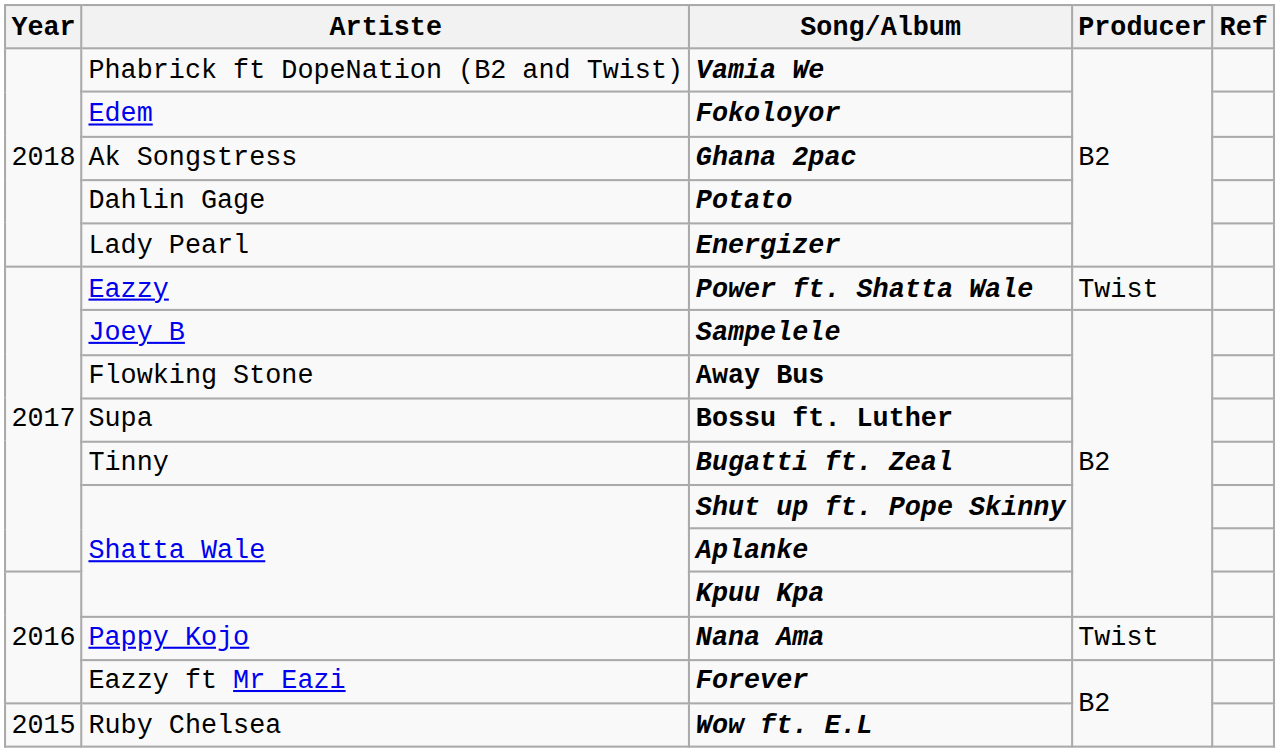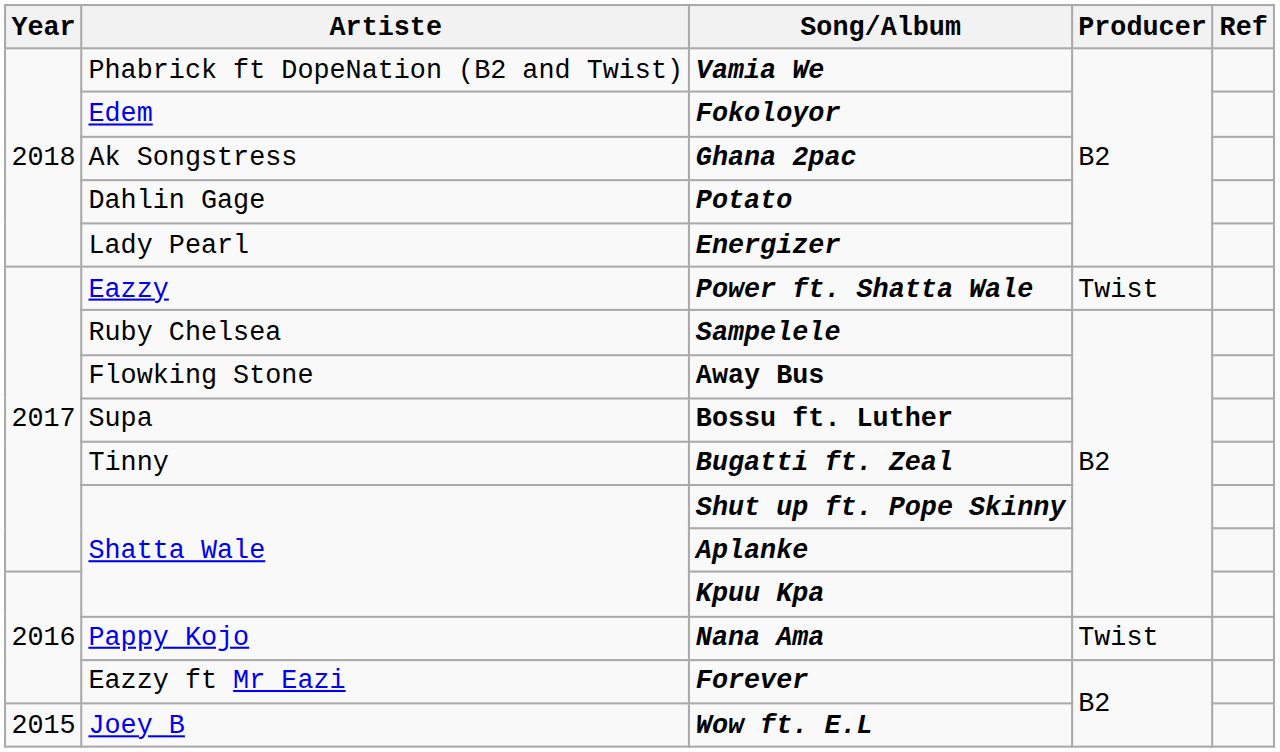(137, 332) Joey B -> (185, 332) Ruby Chelsea
(185, 725) Ruby Chelsea -> (137, 725) Joey B
